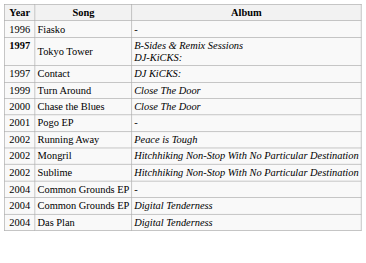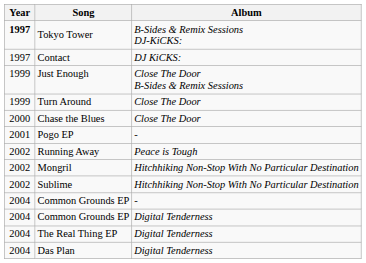- row: (51, 29)
+ row: (63, 73)
+ row: (77, 234)
